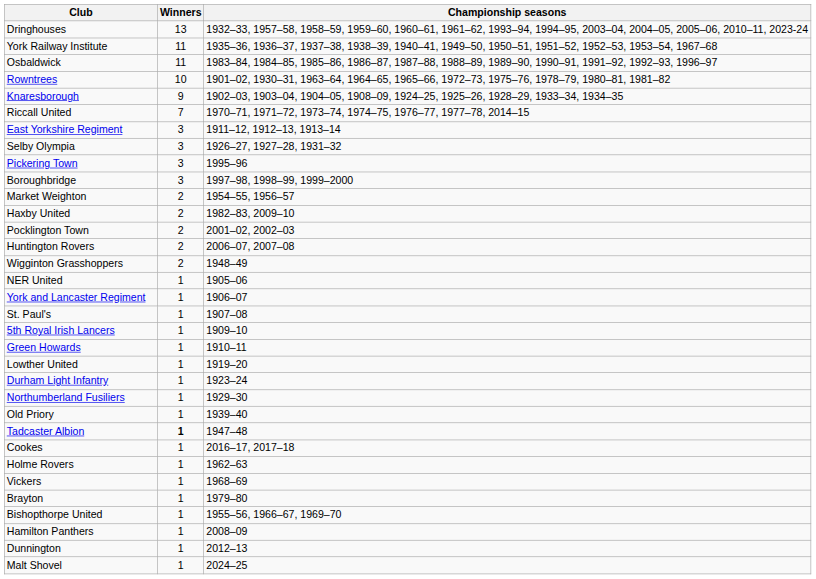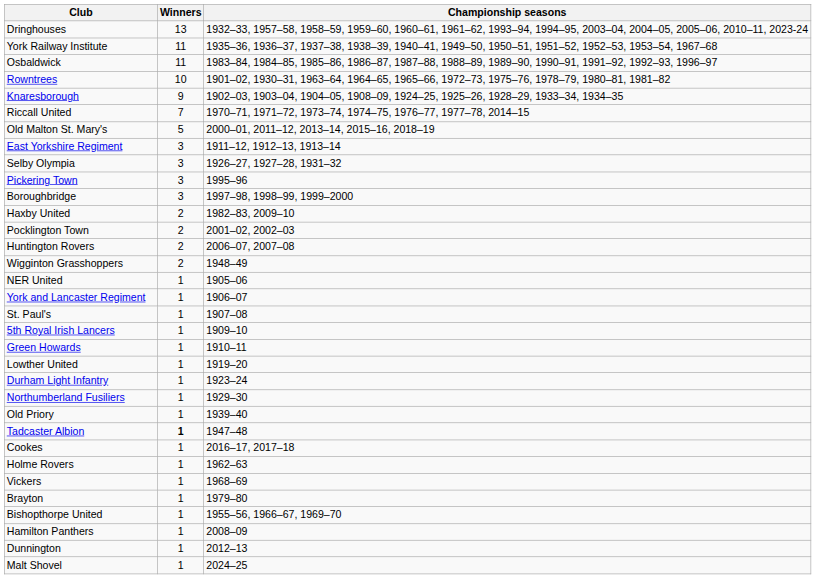+ row: (57, 130)
- row: (47, 197)
